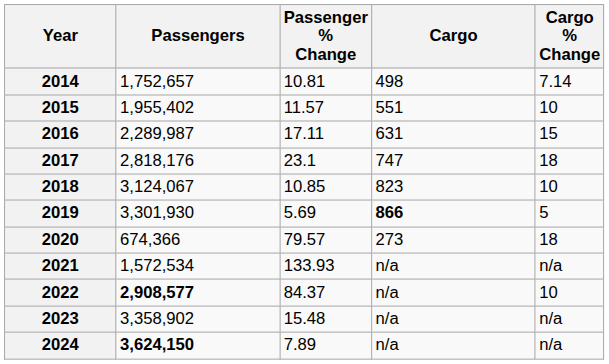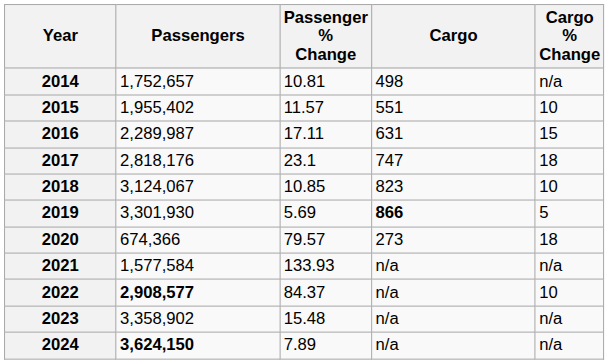(555, 81) 7.14 -> (551, 81) n/a
(157, 266) 1,572,534 -> (157, 266) 1,577,584
